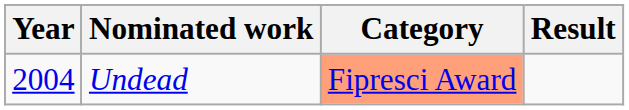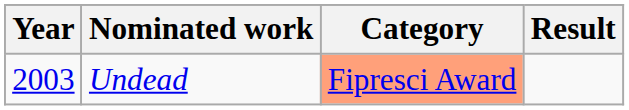(43, 78) 2004 -> (43, 78) 2003
